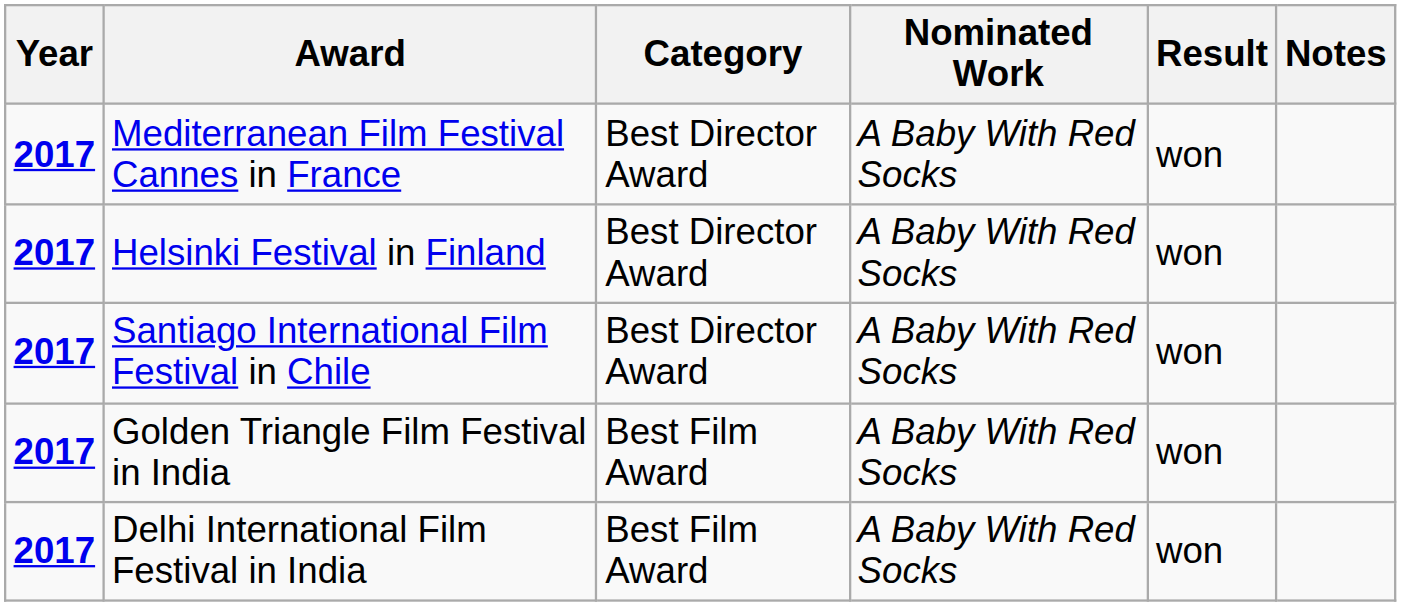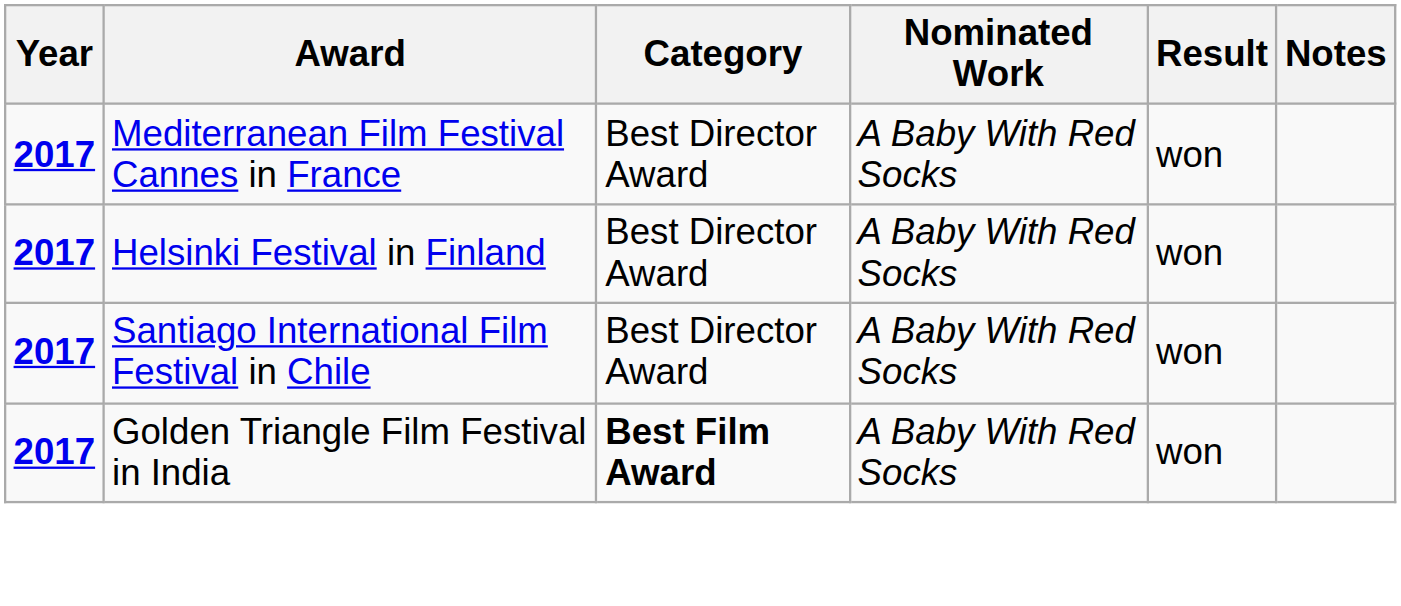(682, 451) normal -> (688, 451) bold
- row: (299, 550)
